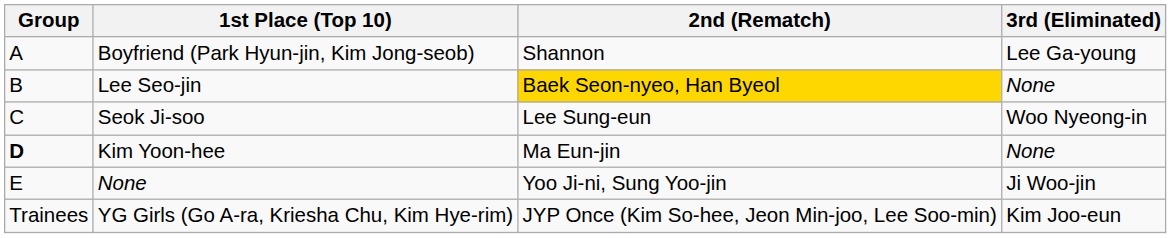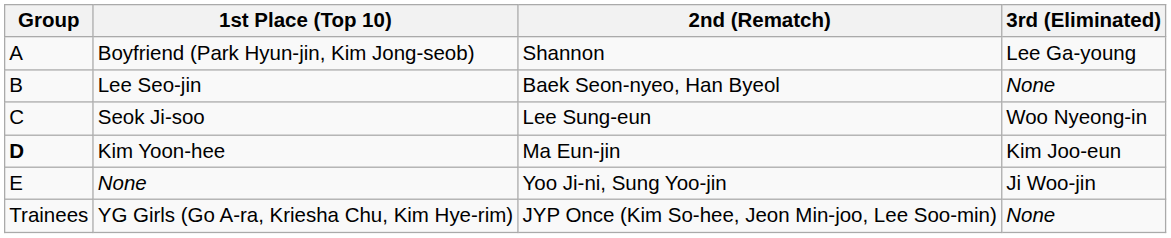(651, 85) gold background -> (651, 85) no background
(1031, 150) None -> (1064, 150) Kim Joo-eun
(1064, 215) Kim Joo-eun -> (1031, 215) None
